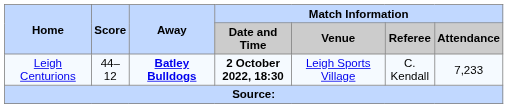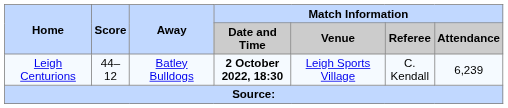(172, 70) bold -> (172, 70) normal
(469, 70) 7,233 -> (469, 70) 6,239
